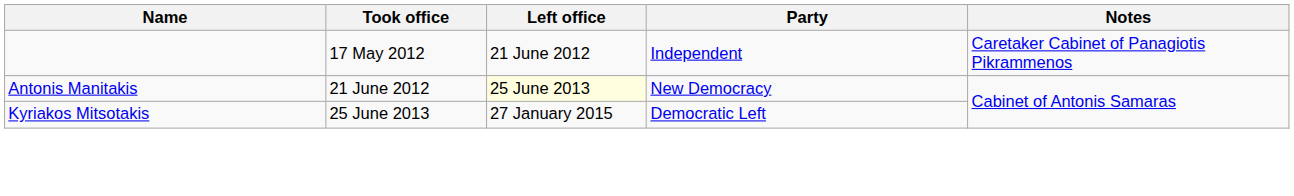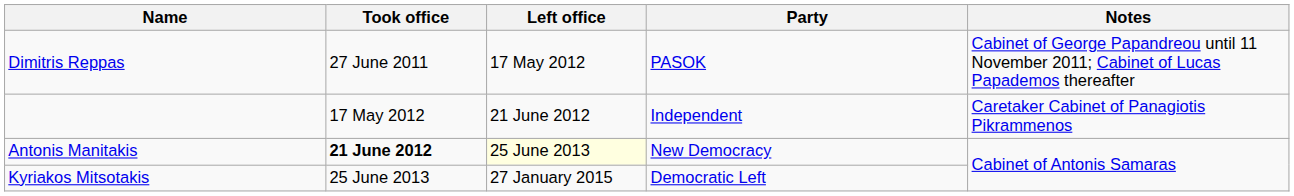+ row: (66, 62)
(379, 88) normal -> (381, 151) bold
